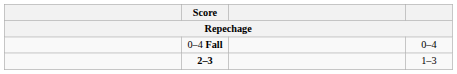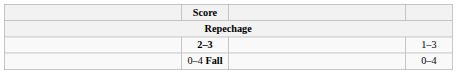rows swapped: (205, 61) <-> (205, 45)
